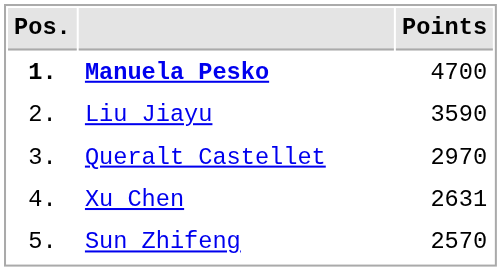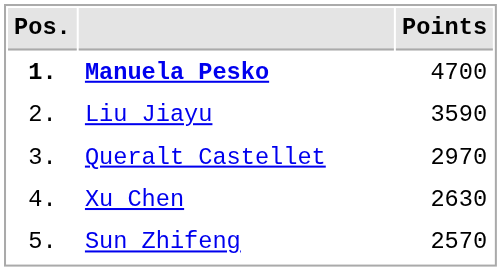(459, 200) 2631 -> (459, 200) 2630
